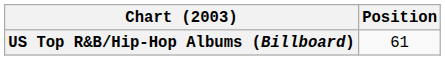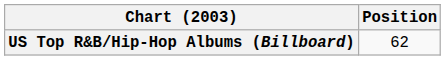(400, 43) 61 -> (400, 43) 62
